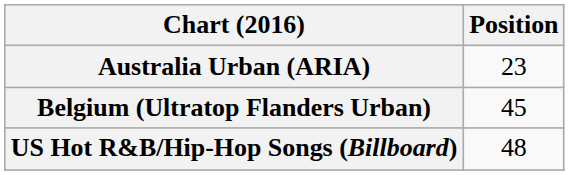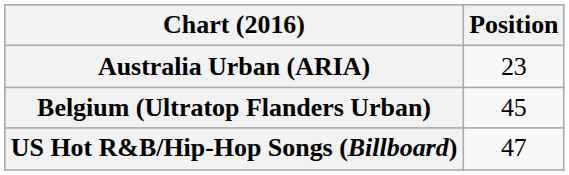(514, 148) 48 -> (514, 148) 47
